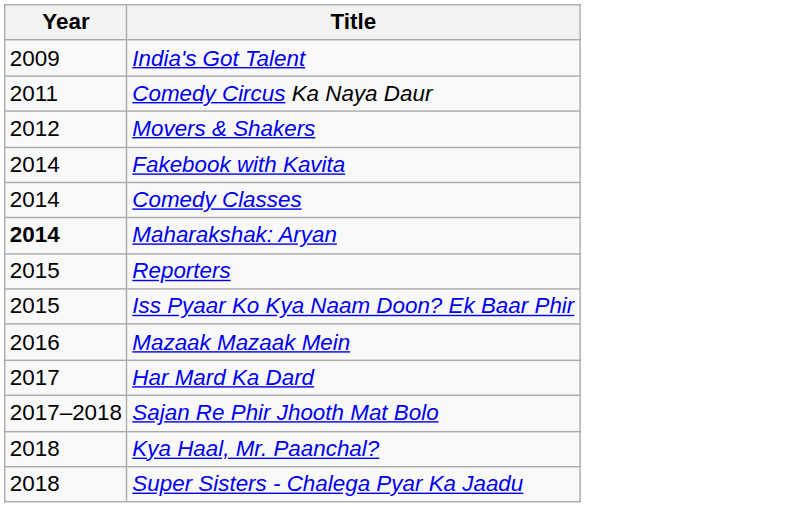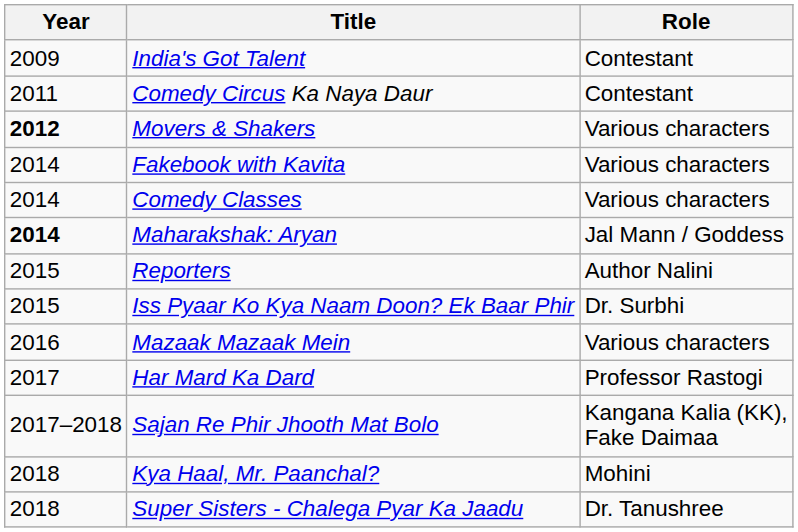+ column: (686, 22)
(35, 128) normal -> (35, 128) bold
